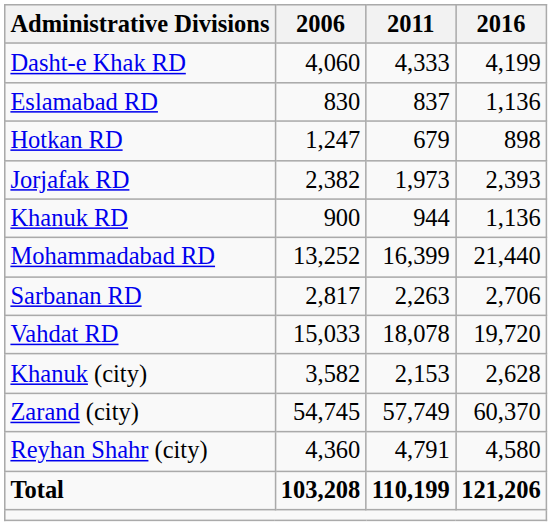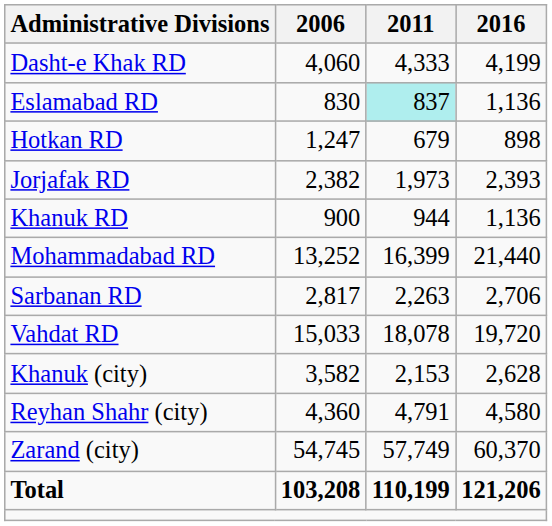(431, 101) no background -> (431, 101) paleturquoise background
rows swapped: (109, 450) <-> (75, 412)
